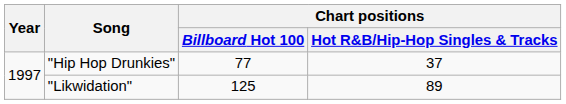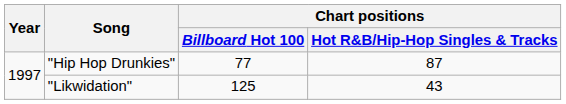(434, 63) 37 -> (434, 63) 87
(434, 87) 89 -> (434, 87) 43
